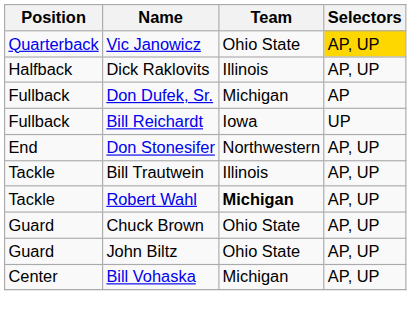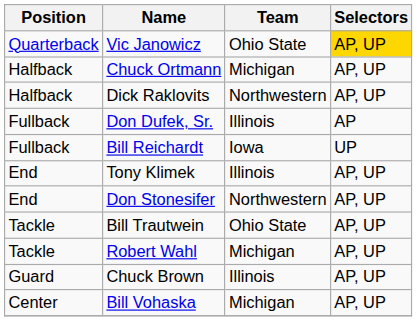+ row: (164, 70)
(245, 70) Illinois -> (278, 96) Northwestern
(255, 96) Michigan -> (252, 122) Illinois
+ row: (151, 174)
(245, 174) Illinois -> (268, 225) Ohio State
(258, 199) bold -> (262, 251) normal
(261, 225) Ohio State -> (252, 277) Illinois
- row: (142, 251)
